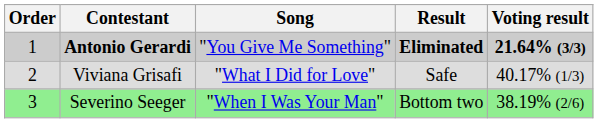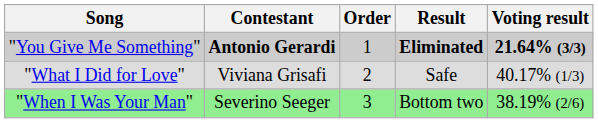columns swapped: (32, 18) <-> (295, 18)
